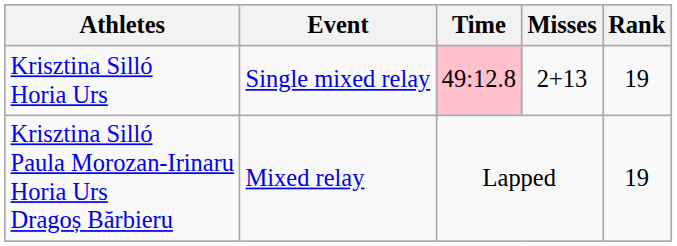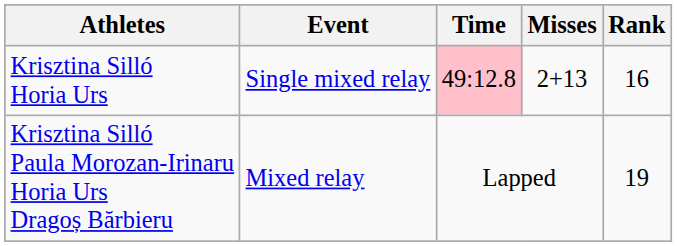(637, 79) 19 -> (637, 79) 16
